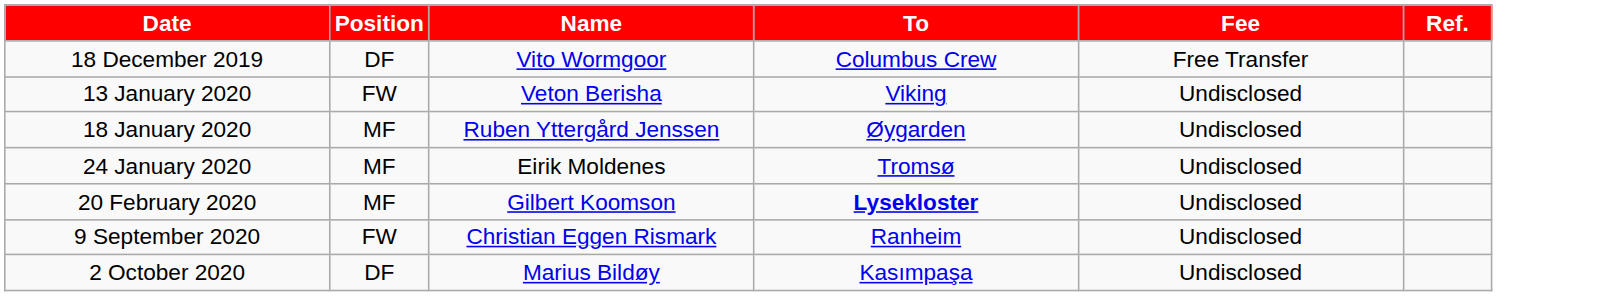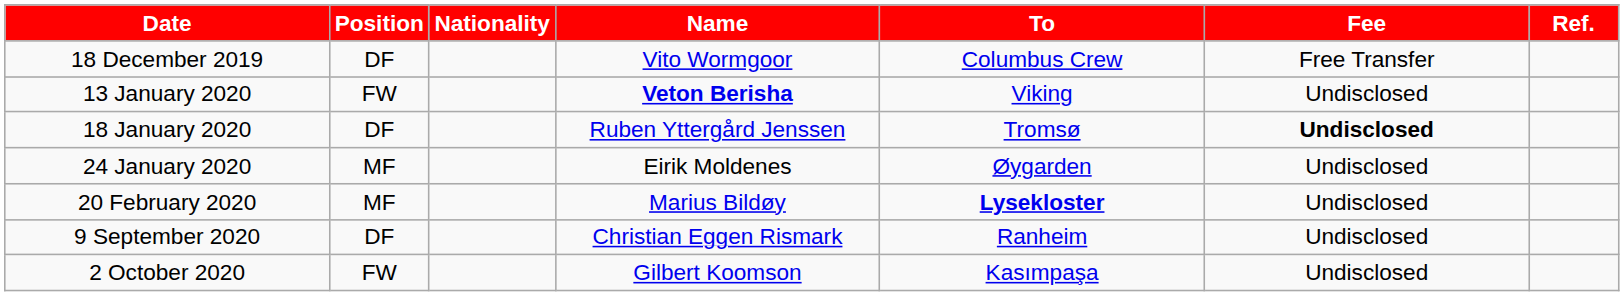+ column: (492, 23)
(591, 94) normal -> (717, 94) bold
(379, 130) MF -> (379, 130) DF
(916, 130) Øygarden -> (1042, 130) Tromsø
(1241, 130) normal -> (1367, 130) bold
(916, 166) Tromsø -> (1042, 166) Øygarden
(591, 202) Gilbert Koomson -> (717, 202) Marius Bildøy
(379, 237) FW -> (379, 237) DF
(379, 273) DF -> (379, 273) FW
(591, 273) Marius Bildøy -> (717, 273) Gilbert Koomson
